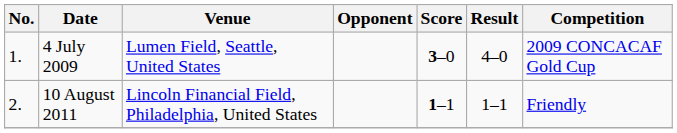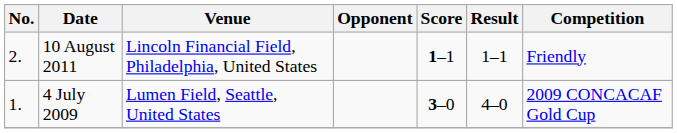rows swapped: (64, 56) <-> (79, 103)
